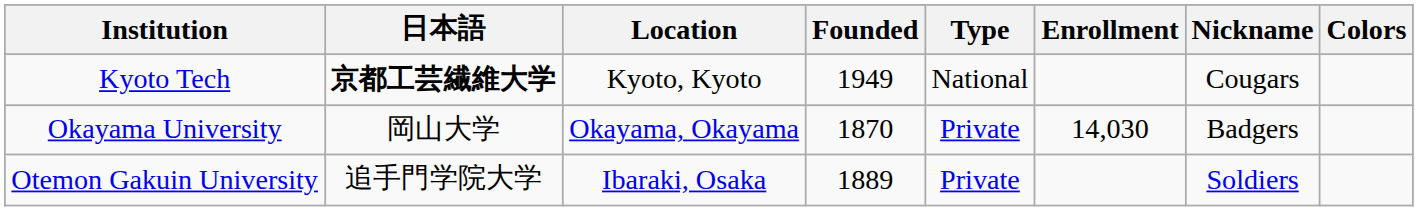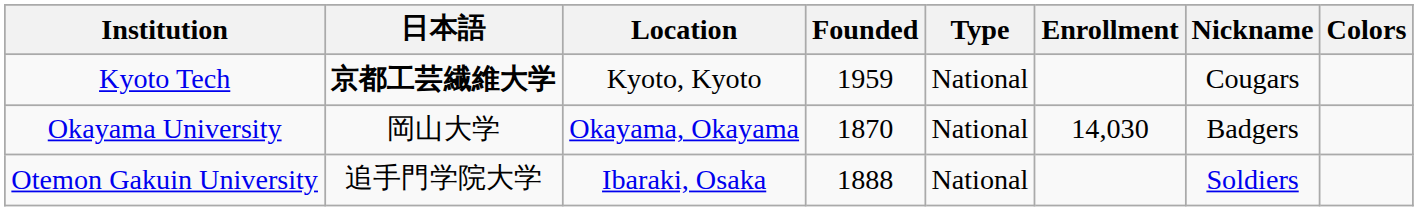(865, 79) 1949 -> (865, 79) 1959
(980, 129) Private -> (980, 129) National
(865, 179) 1889 -> (865, 179) 1888
(980, 179) Private -> (980, 179) National
